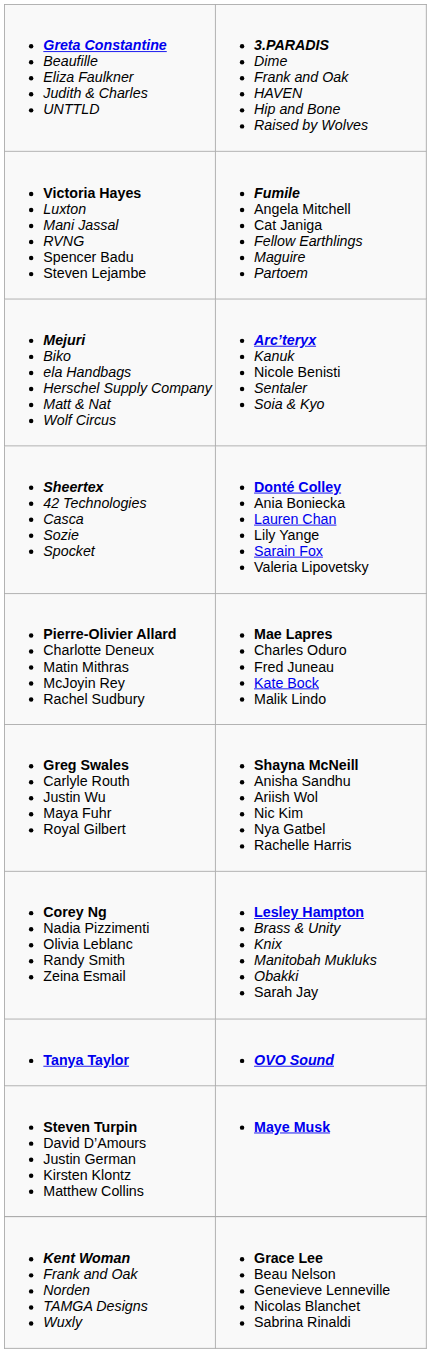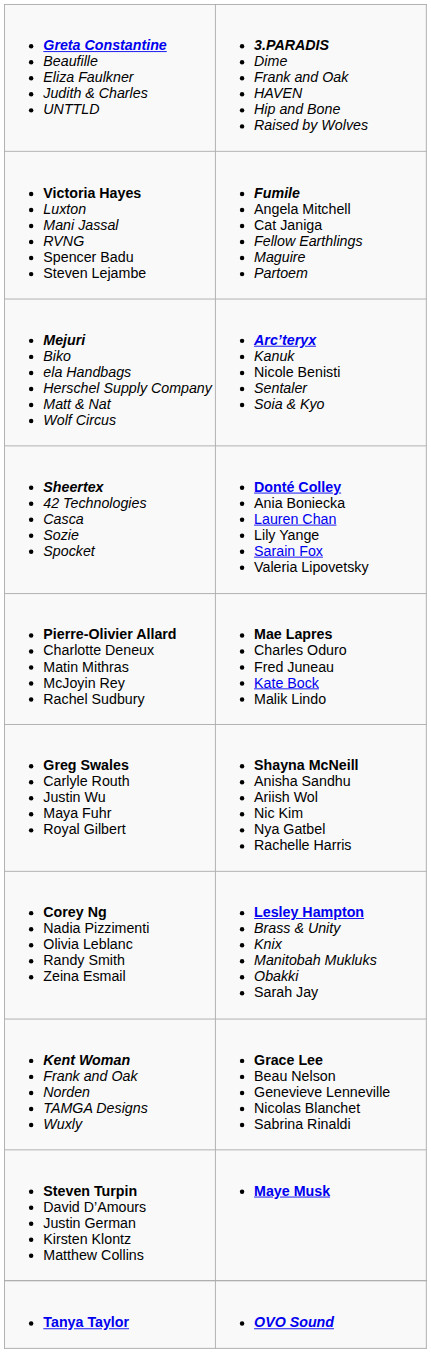rows swapped: (110, 1291) <-> (110, 1060)
